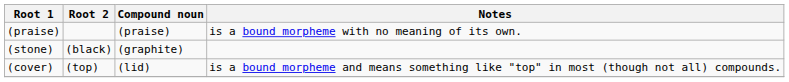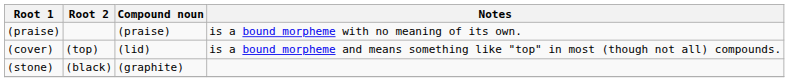rows swapped: (30, 67) <-> (30, 49)
